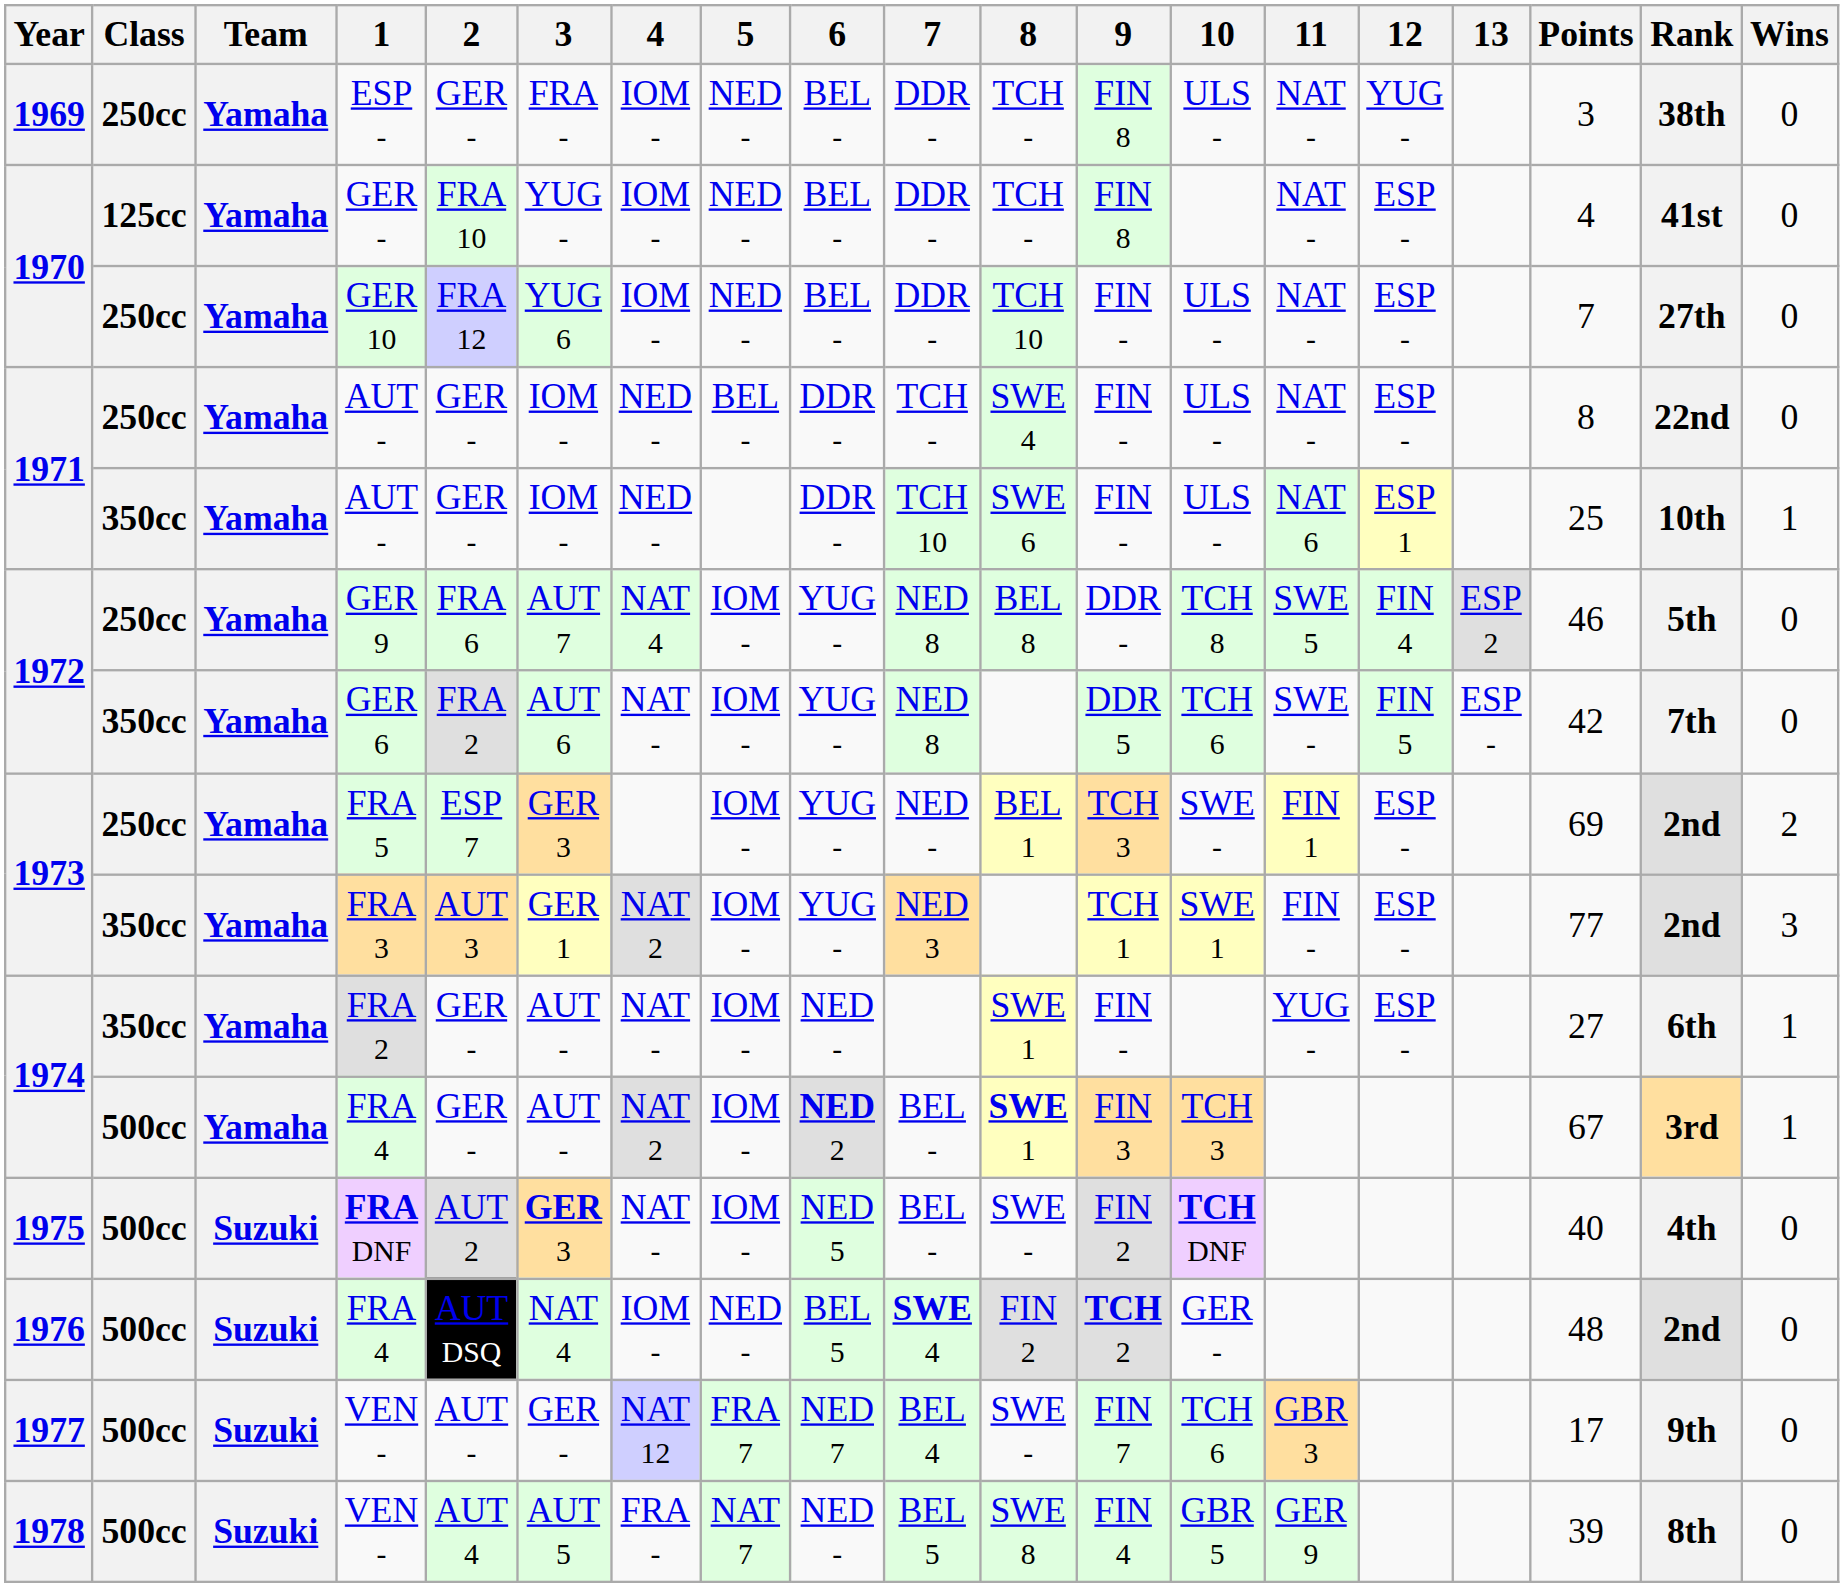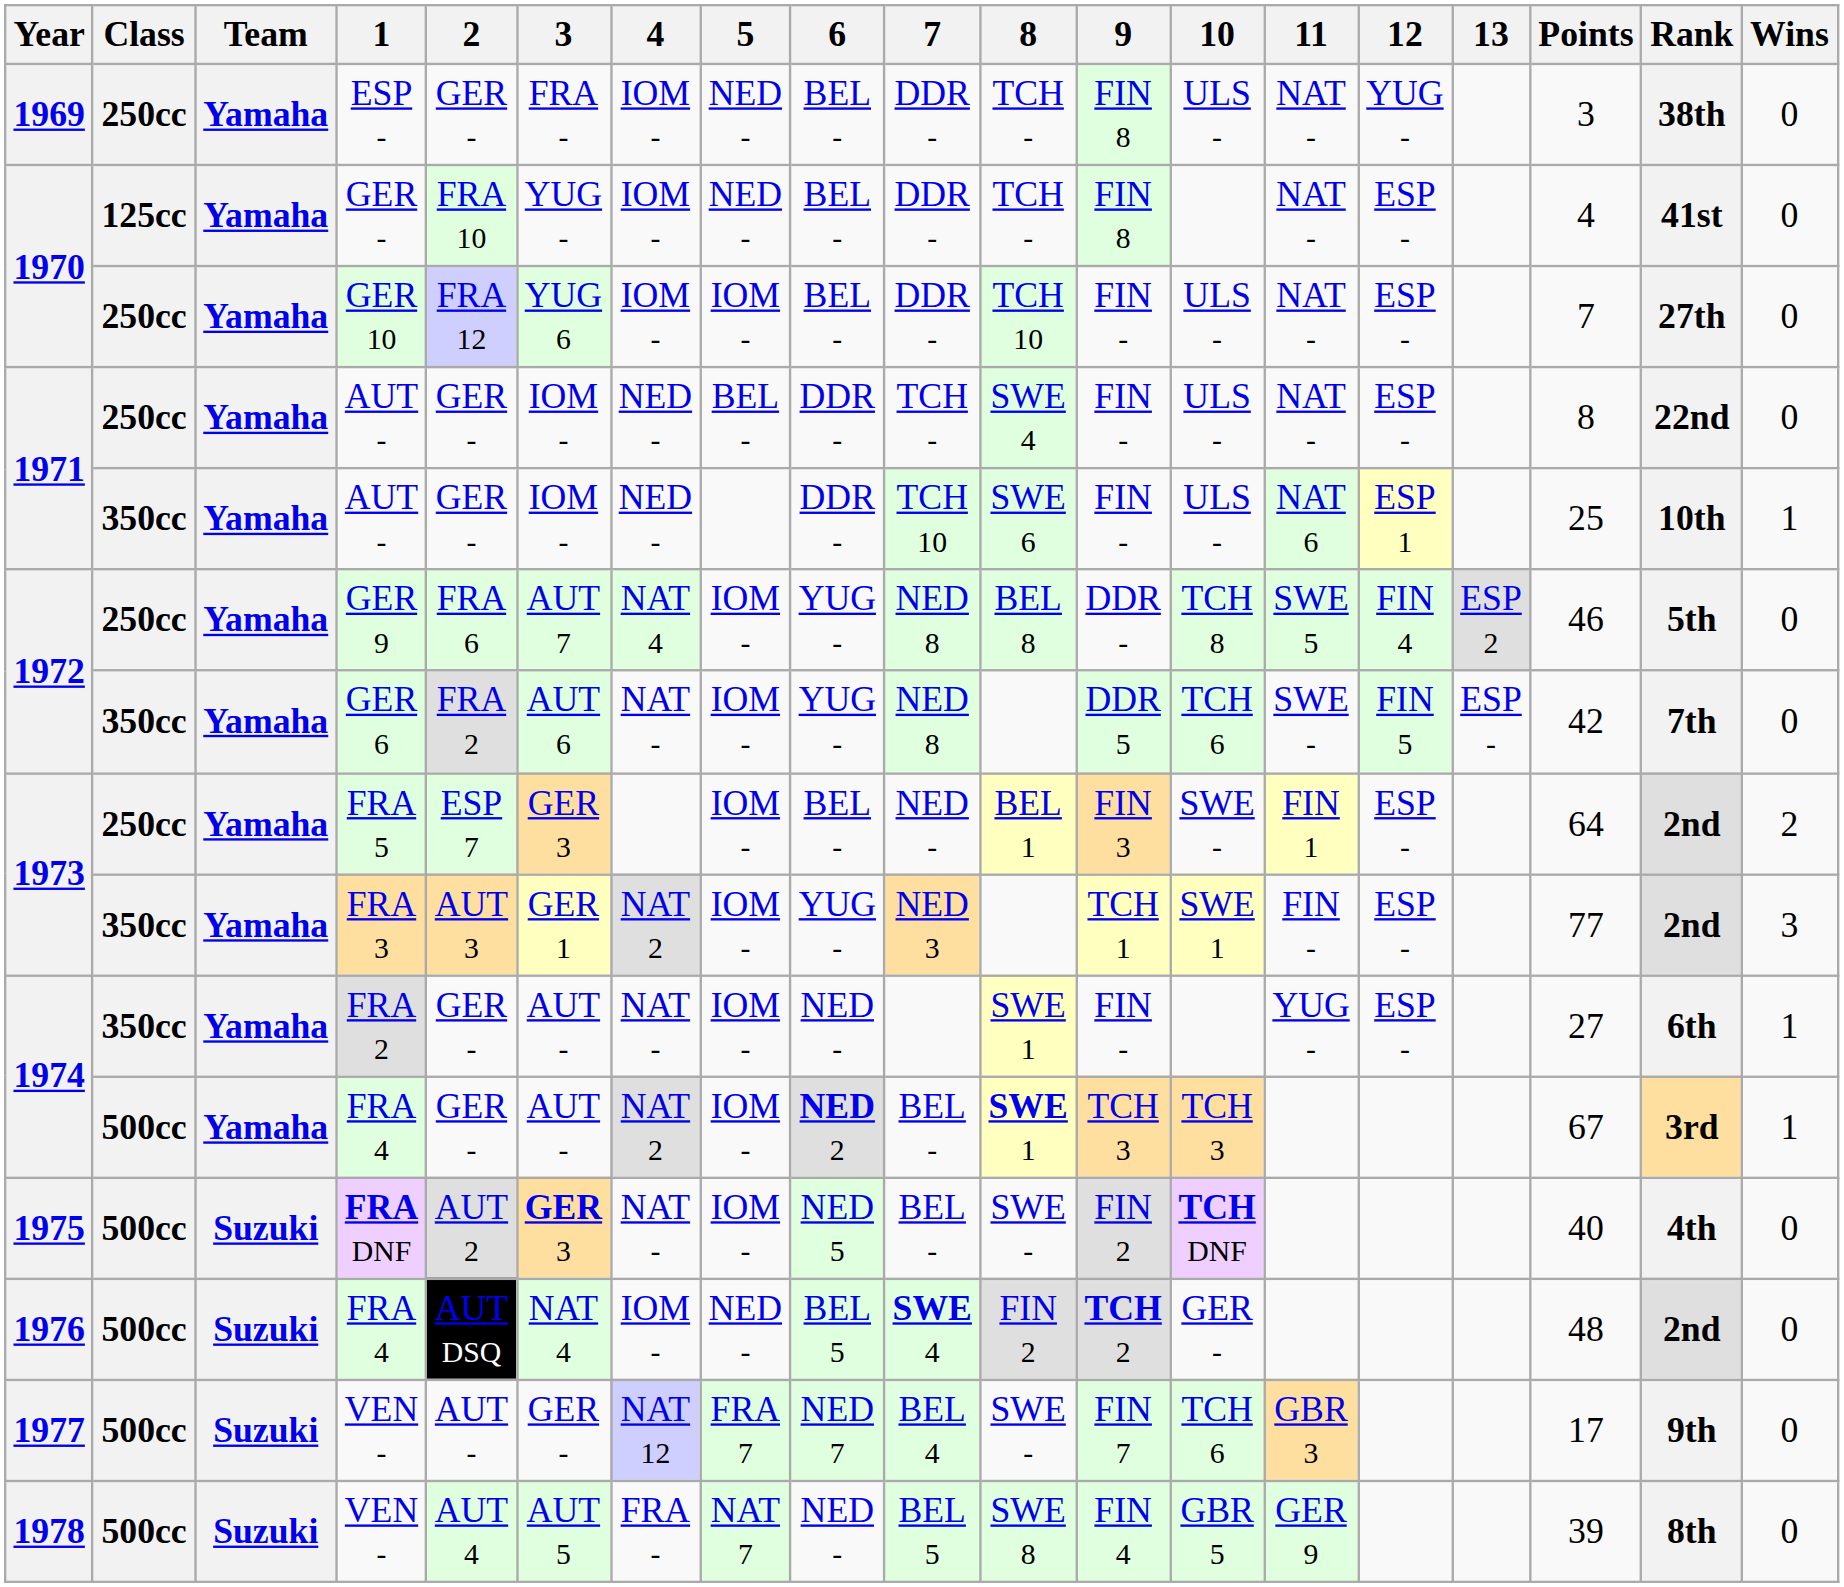(745, 316) NED - -> (745, 316) IOM -
(837, 822) YUG - -> (837, 822) BEL -
(1123, 822) TCH 3 -> (1123, 822) FIN 3
(1586, 822) 69 -> (1586, 822) 64
(1123, 1126) FIN 3 -> (1123, 1126) TCH 3
